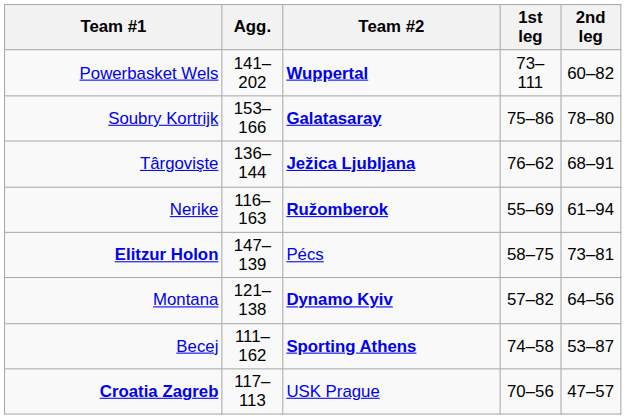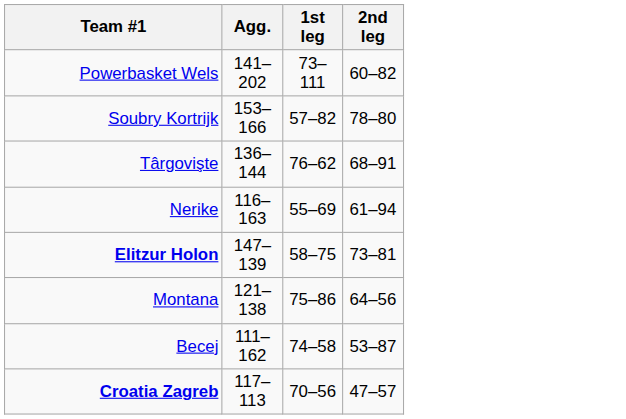- column: (391, 27)
(530, 118) 75–86 -> (313, 118) 57–82
(530, 300) 57–82 -> (313, 300) 75–86
